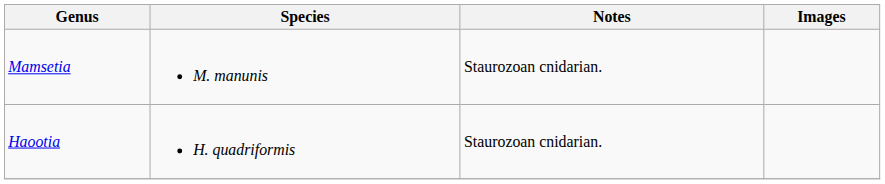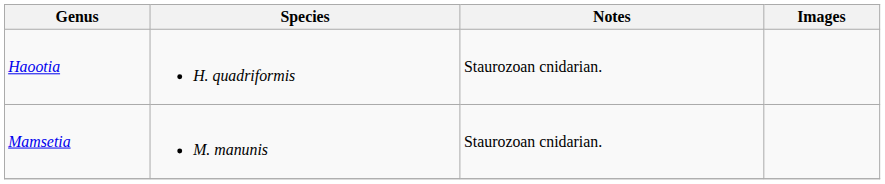rows swapped: (34, 141) <-> (39, 66)
